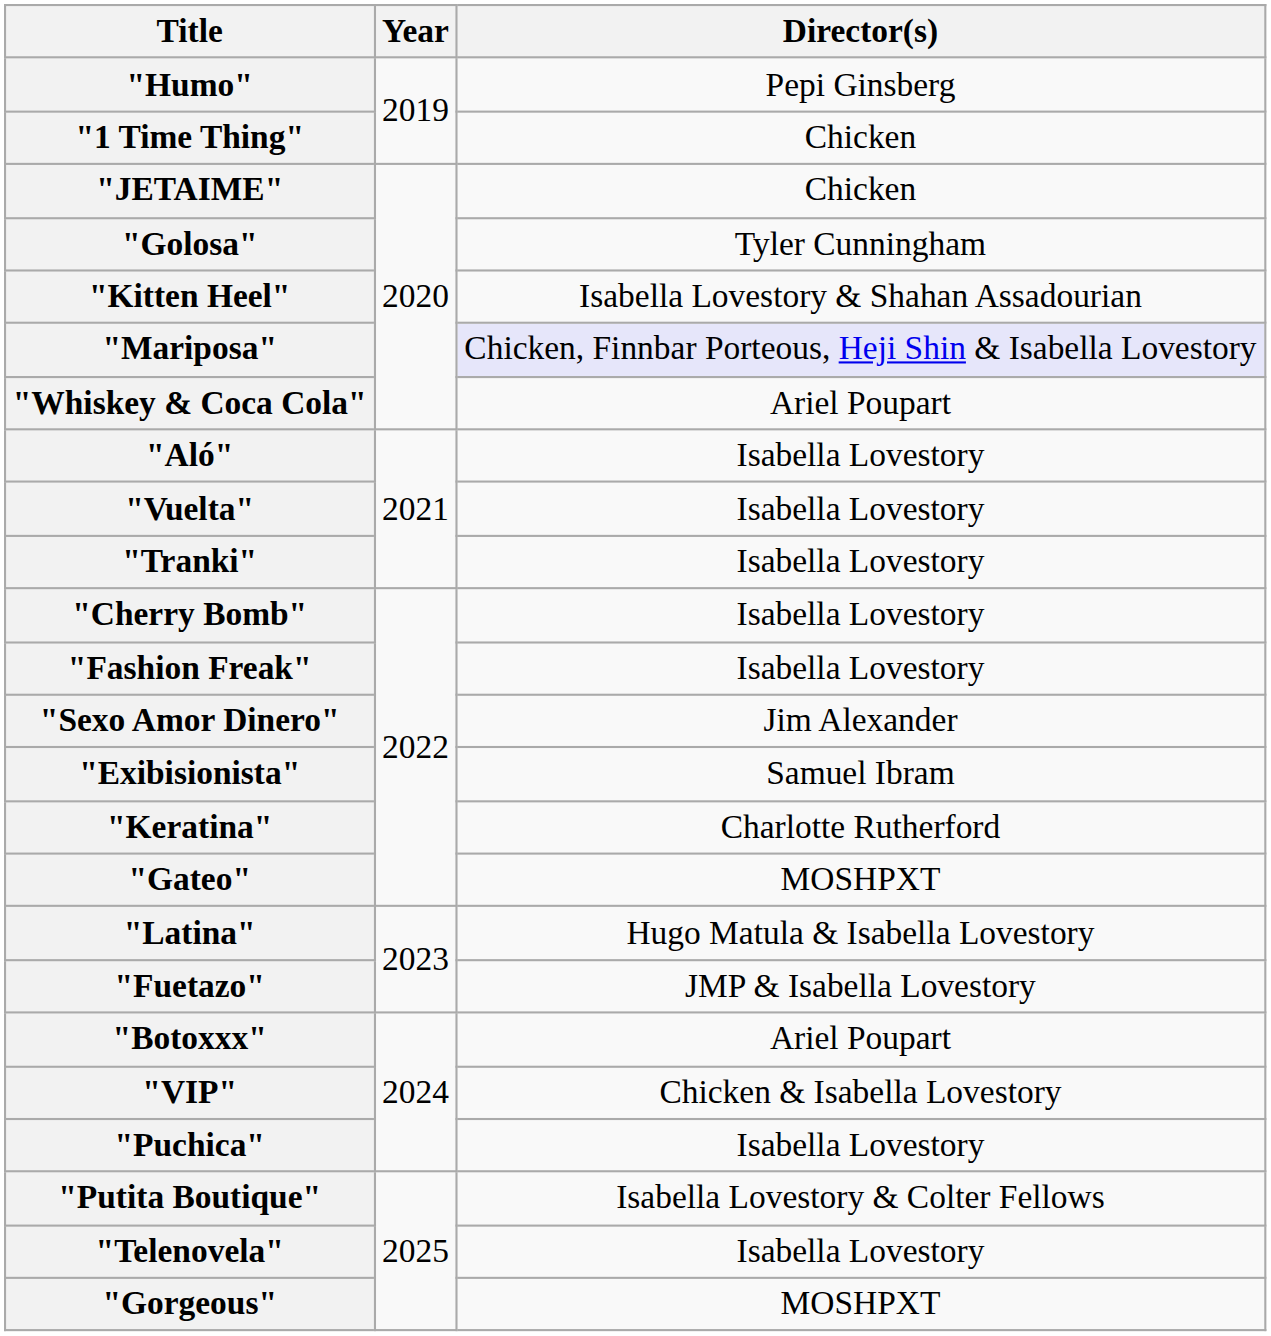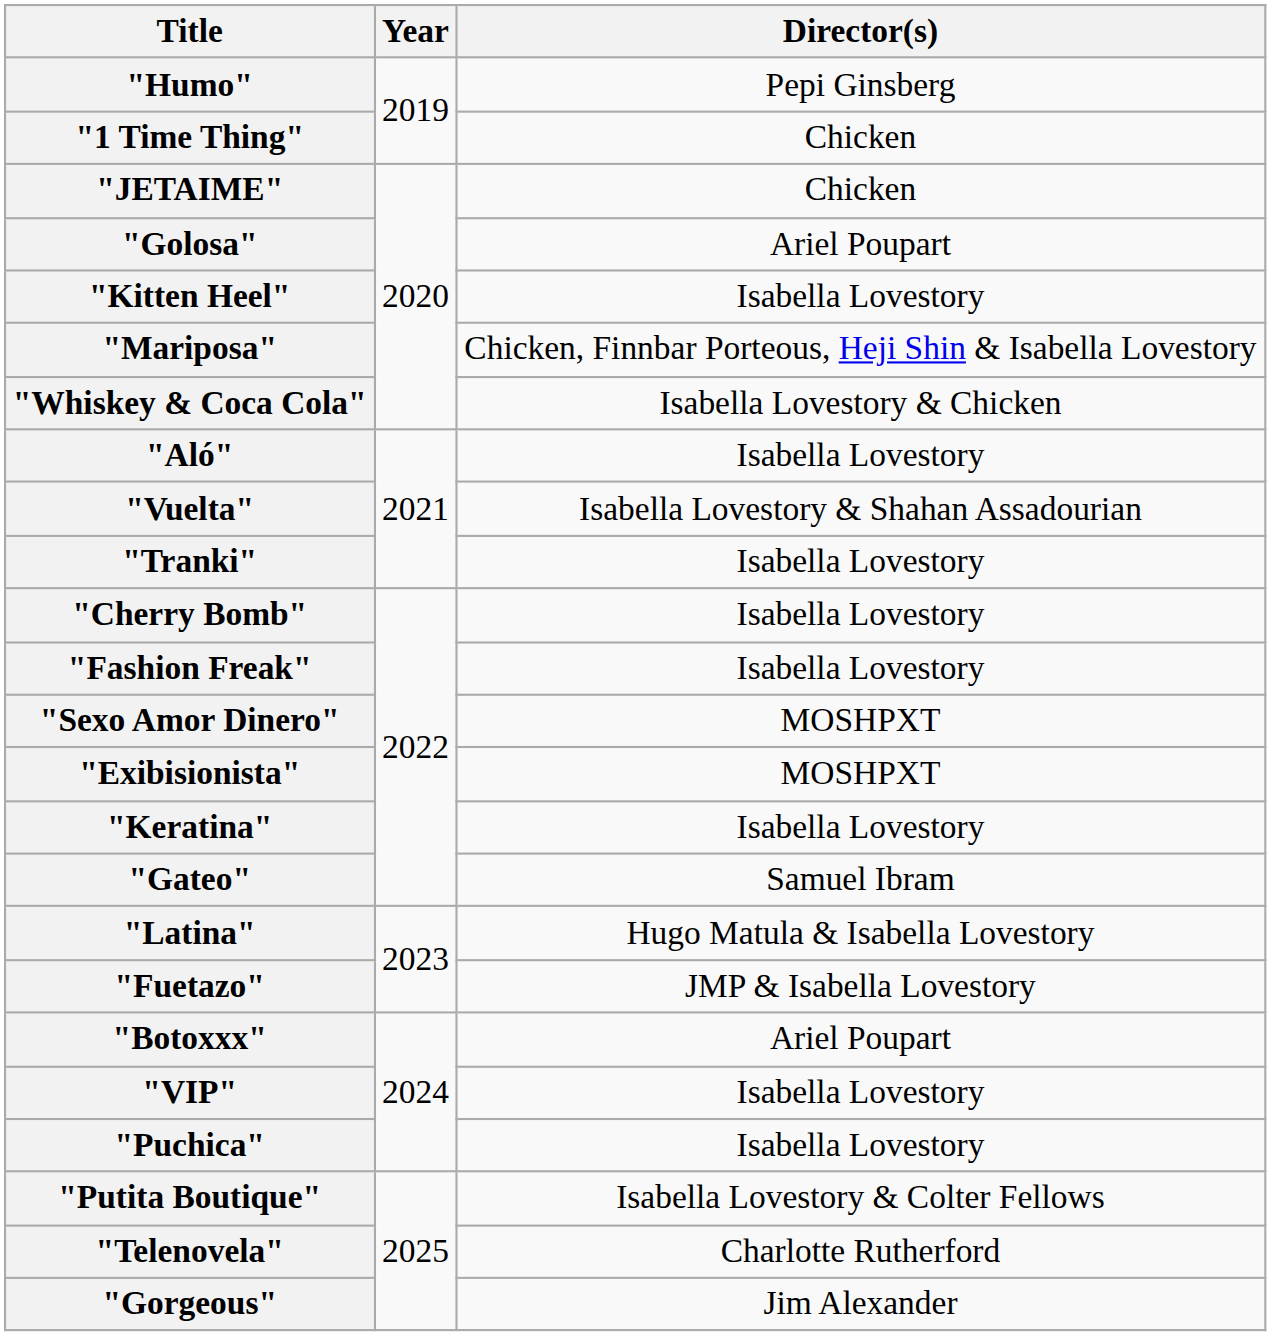(860, 243) Tyler Cunningham -> (860, 243) Ariel Poupart
(860, 296) Isabella Lovestory & Shahan Assadourian -> (860, 296) Isabella Lovestory
(860, 349) lavender background -> (860, 349) no background
(860, 402) Ariel Poupart -> (860, 402) Isabella Lovestory & Chicken
(860, 508) Isabella Lovestory -> (860, 508) Isabella Lovestory & Shahan Assadourian
(860, 720) Jim Alexander -> (860, 720) MOSHPXT
(860, 773) Samuel Ibram -> (860, 773) MOSHPXT
(860, 826) Charlotte Rutherford -> (860, 826) Isabella Lovestory
(860, 879) MOSHPXT -> (860, 879) Samuel Ibram
(860, 1091) Chicken & Isabella Lovestory -> (860, 1091) Isabella Lovestory
(860, 1250) Isabella Lovestory -> (860, 1250) Charlotte Rutherford
(860, 1303) MOSHPXT -> (860, 1303) Jim Alexander
